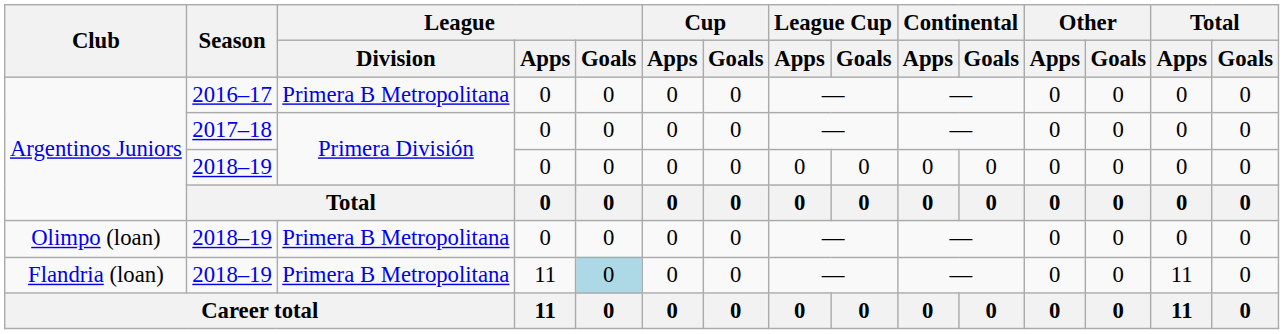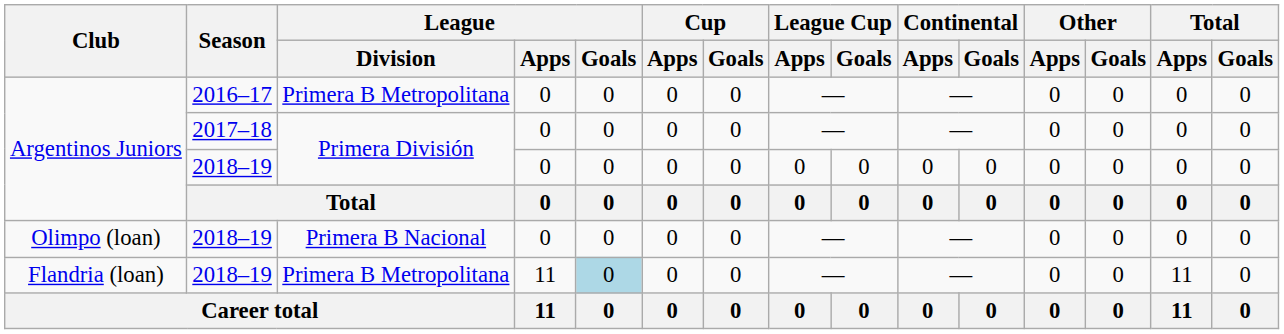(396, 238) Primera B Metropolitana -> (396, 238) Primera B Nacional
